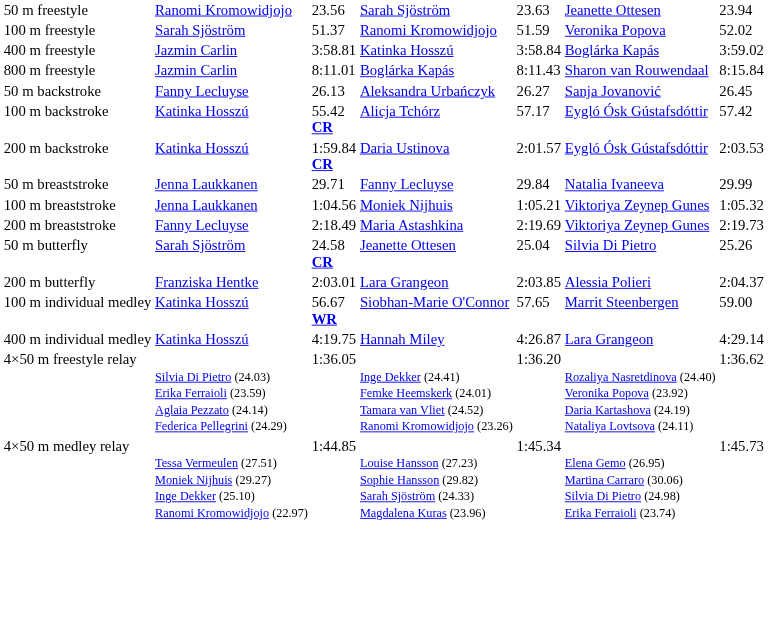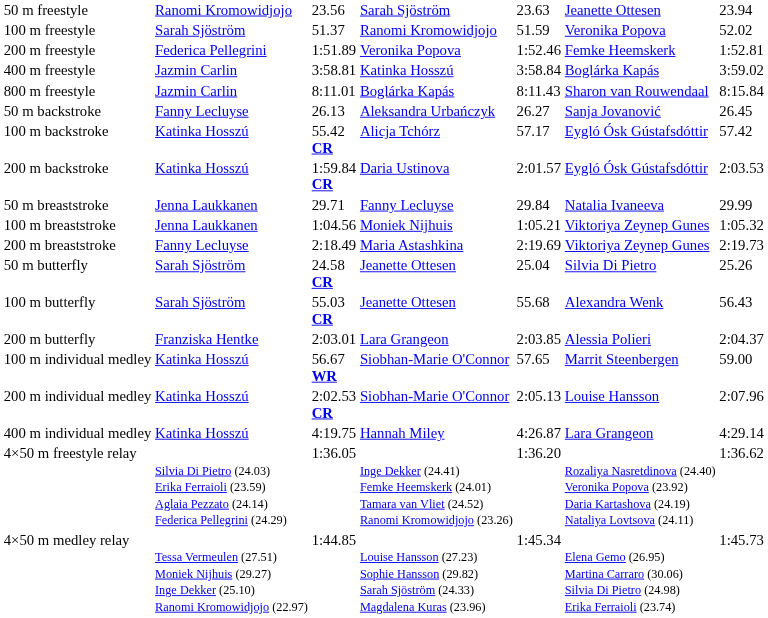+ row: (50, 50)
+ row: (50, 302)
+ row: (78, 396)
